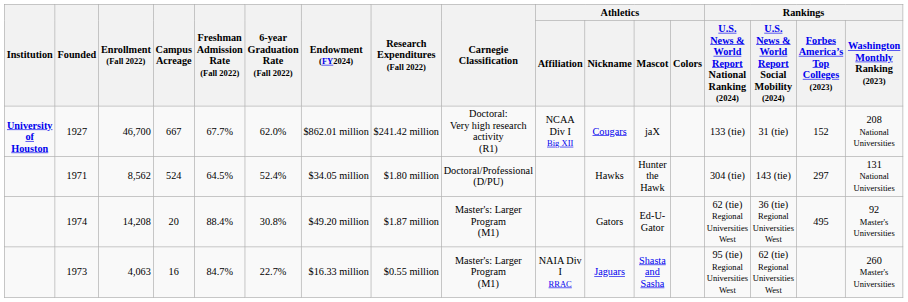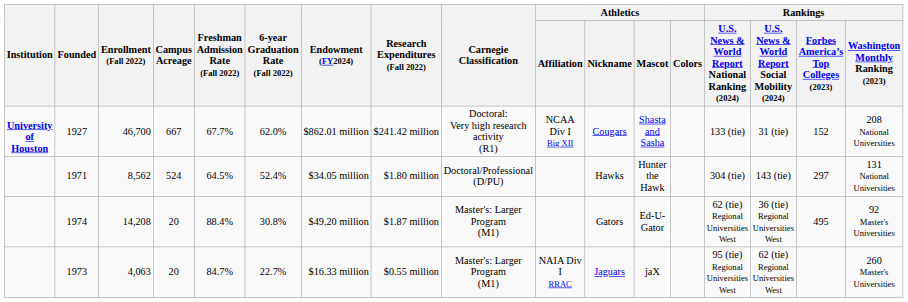(652, 131) jaX -> (652, 131) Shasta and Sasha
(174, 272) 16 -> (174, 272) 20
(652, 272) Shasta and Sasha -> (652, 272) jaX
